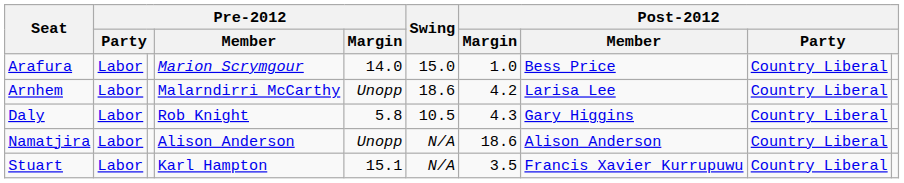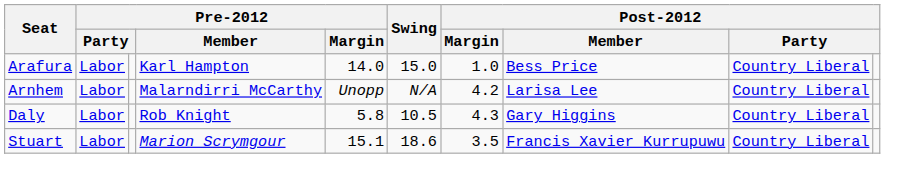(231, 67) Marion Scrymgour -> (194, 67) Karl Hampton
(437, 91) 18.6 -> (423, 91) N/A
- row: (49, 141)
(212, 166) Karl Hampton -> (212, 141) Marion Scrymgour
(441, 166) N/A -> (419, 141) 18.6
